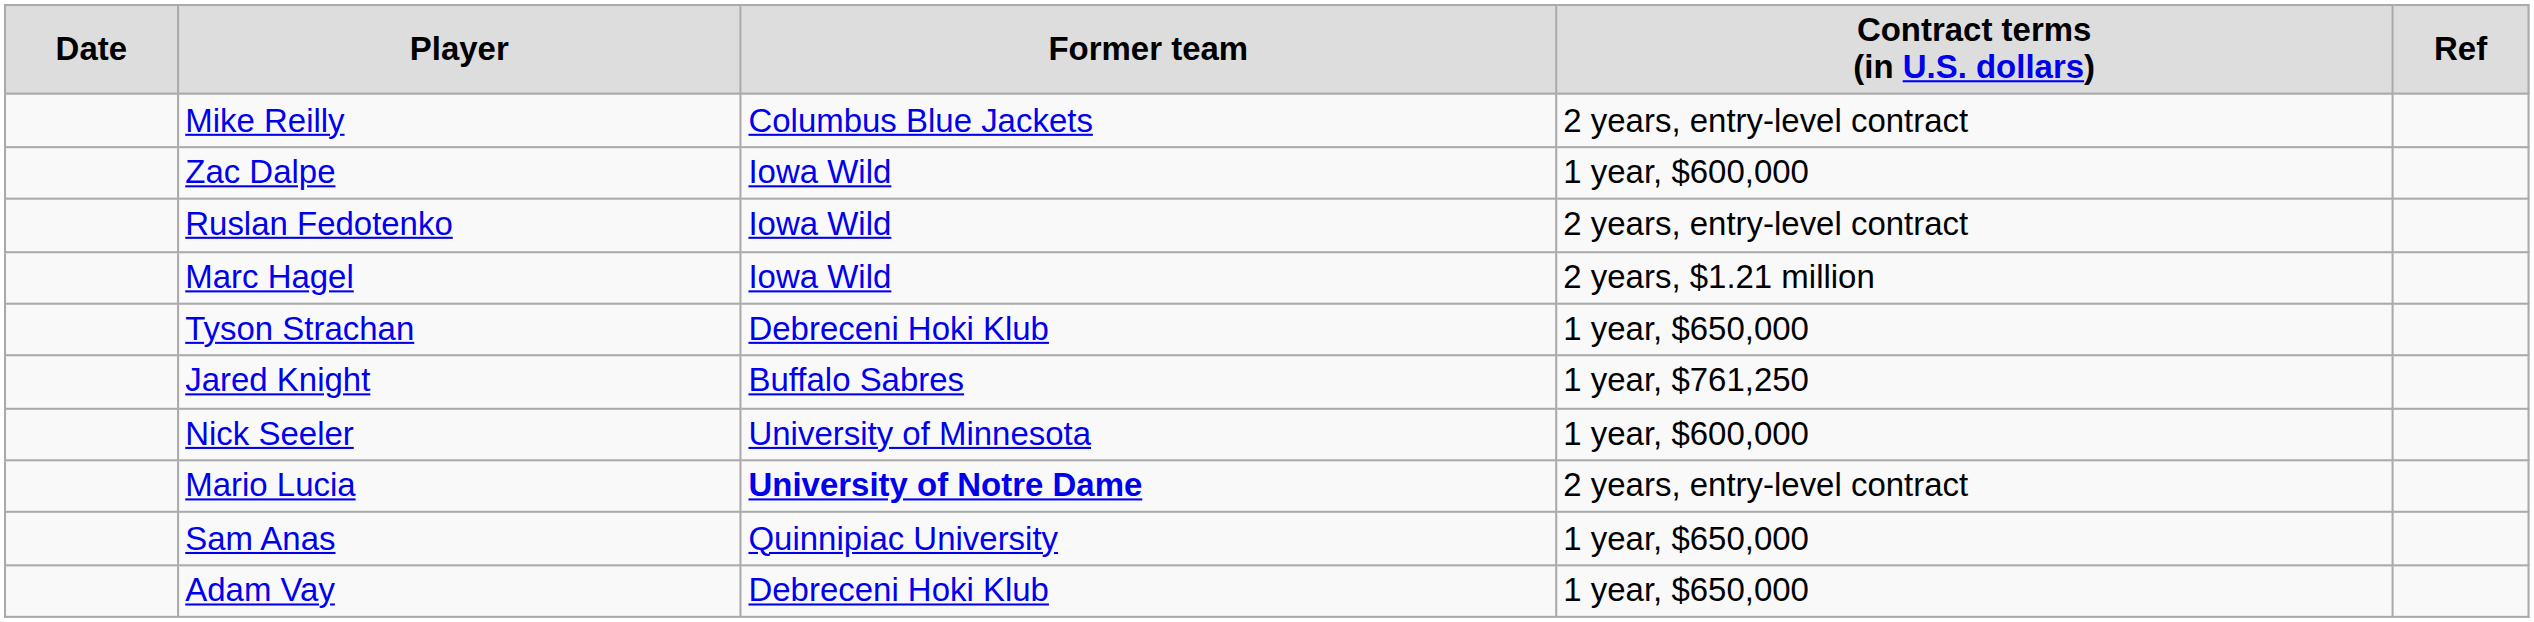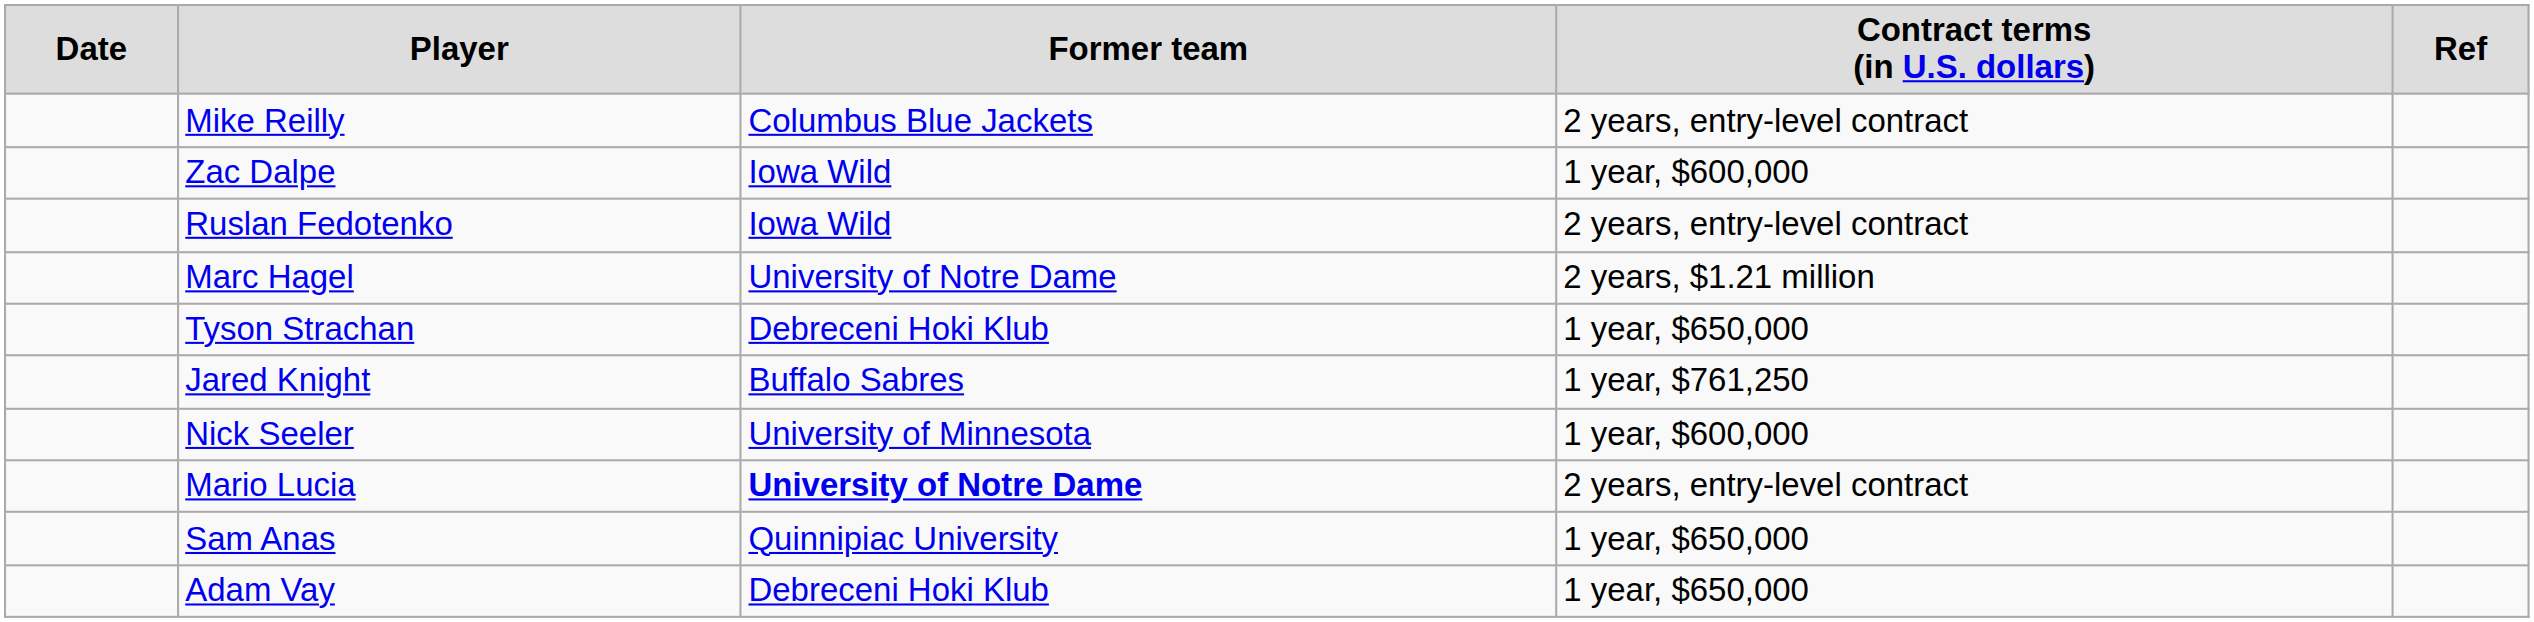(820, 276) Iowa Wild -> (933, 276) University of Notre Dame
